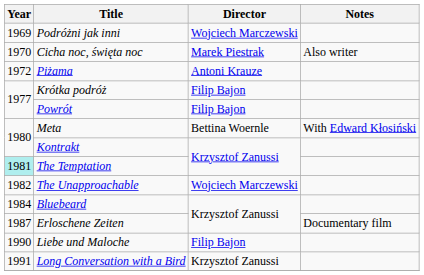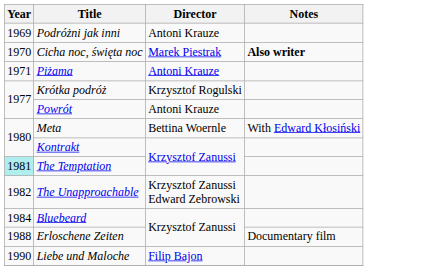(244, 33) Wojciech Marczewski -> (184, 33) Antoni Krauze
(330, 52) normal -> (276, 52) bold
(19, 71) 1972 -> (19, 71) 1971
(218, 90) Filip Bajon -> (195, 90) Krzysztof Rogulski
(218, 109) Filip Bajon -> (184, 109) Antoni Krauze
(244, 185) Wojciech Marczewski -> (194, 192) Krzysztof Zanussi Edward Zebrowski
(19, 223) 1987 -> (19, 236) 1988
- row: (111, 261)
